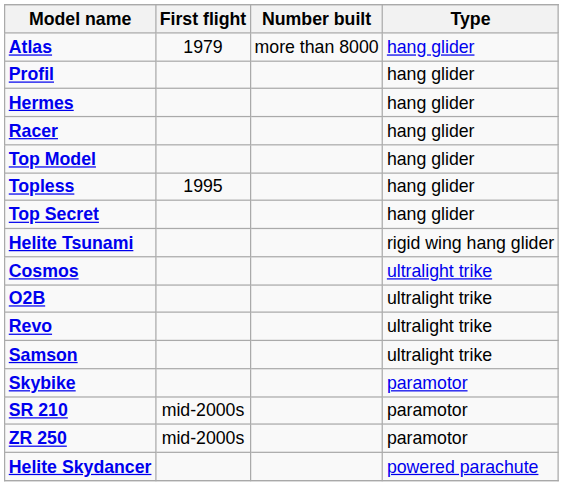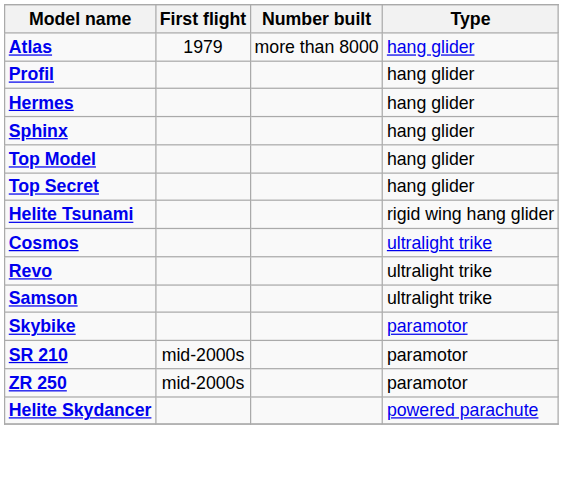- row: (33, 131)
+ row: (38, 131)
- row: (42, 187)
- row: (27, 299)
